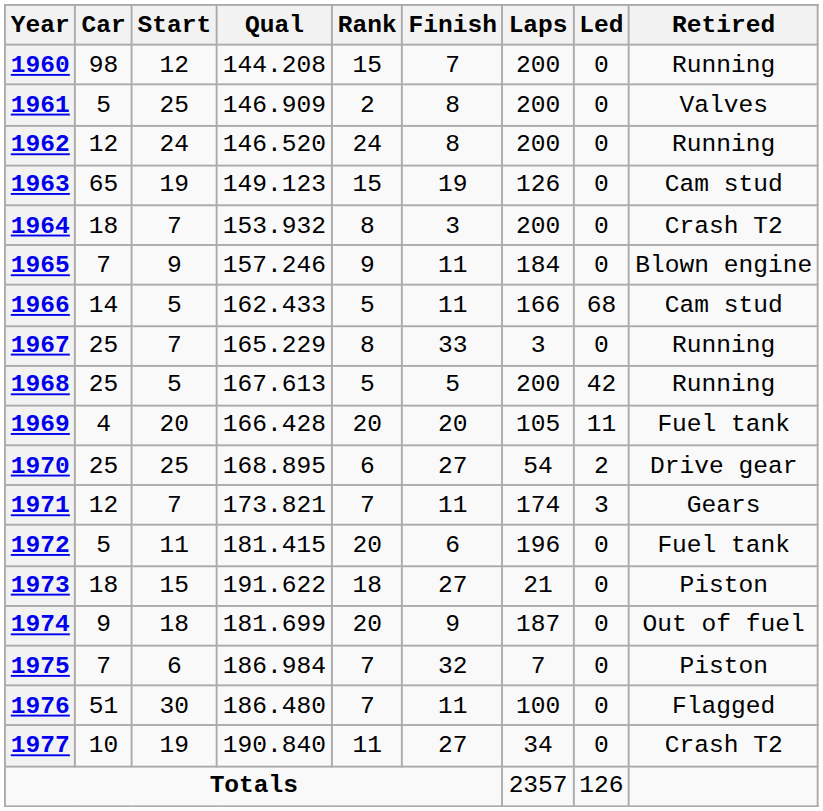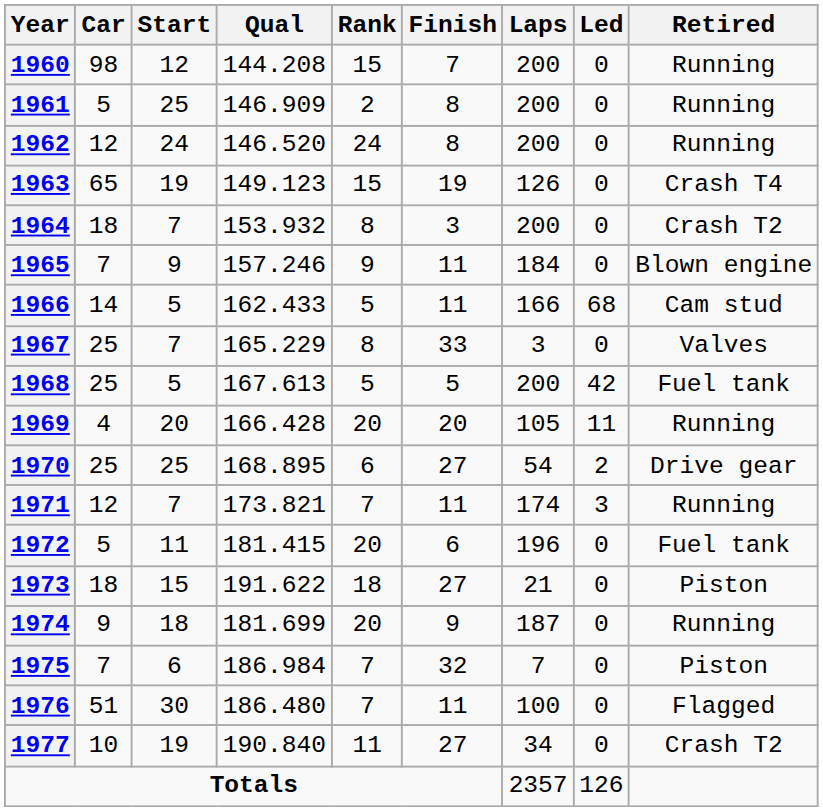(724, 105) Valves -> (724, 105) Running
(724, 185) Cam stud -> (724, 185) Crash T4
(724, 345) Running -> (724, 345) Valves
(724, 385) Running -> (724, 385) Fuel tank
(724, 425) Fuel tank -> (724, 425) Running
(724, 505) Gears -> (724, 505) Running
(724, 626) Out of fuel -> (724, 626) Running
